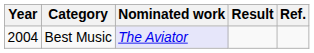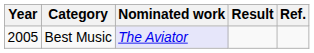(23, 37) 2004 -> (23, 37) 2005
